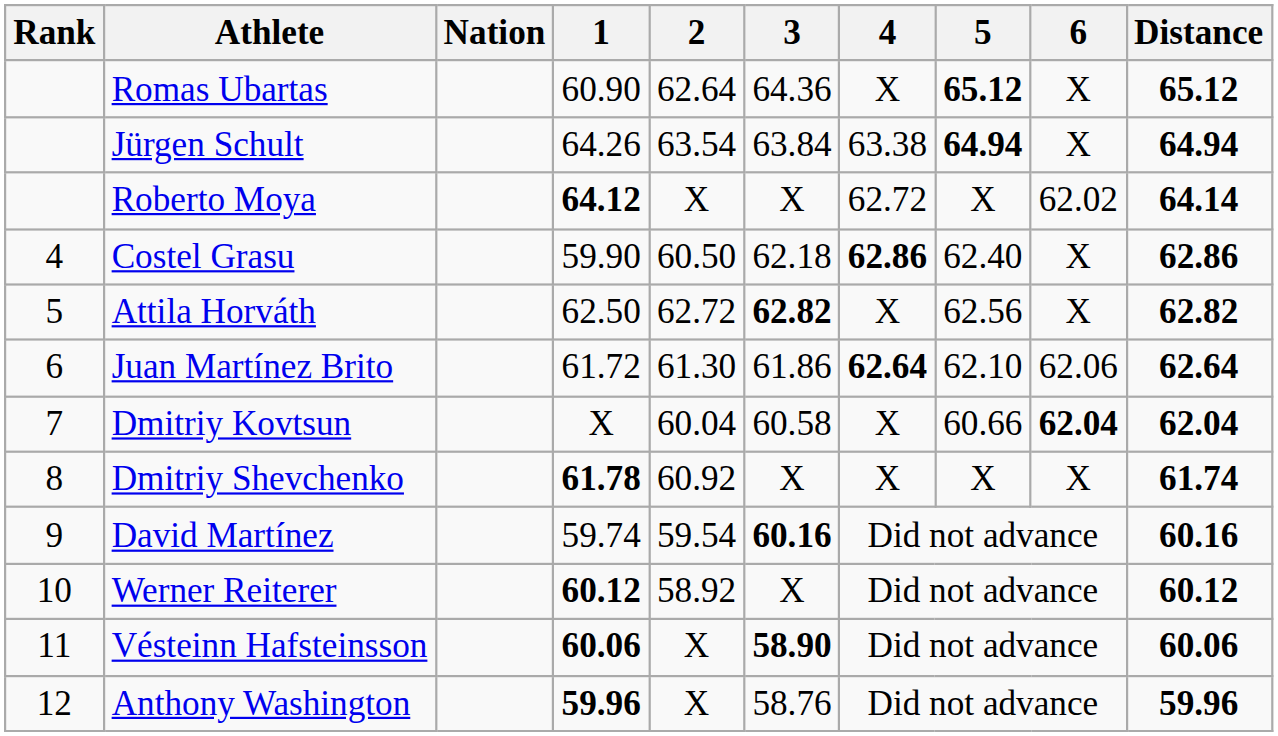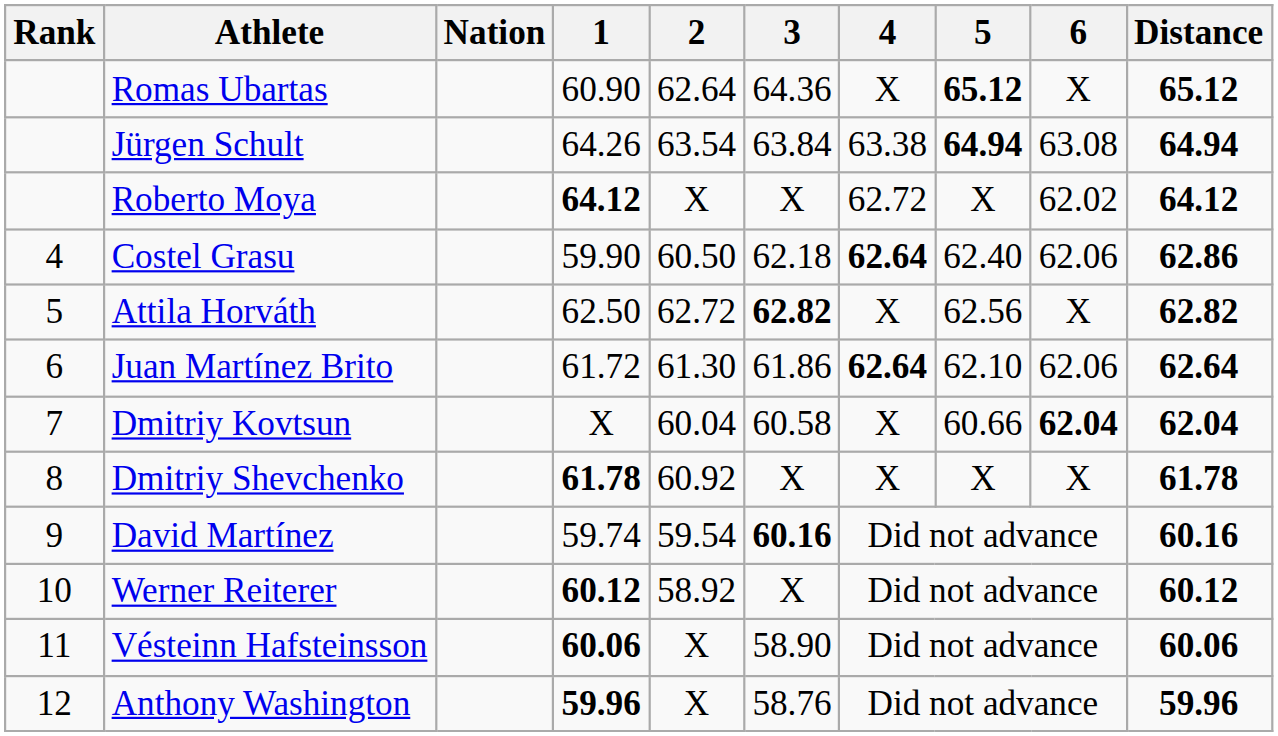(1078, 144) X -> (1078, 144) 63.08
(1199, 199) 64.14 -> (1199, 199) 64.12
(887, 255) 62.86 -> (887, 255) 62.64
(1078, 255) X -> (1078, 255) 62.06
(1199, 479) 61.74 -> (1199, 479) 61.78
(792, 646) bold -> (792, 646) normal
